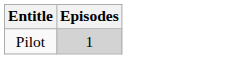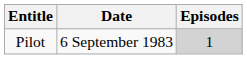+ column: (117, 16)
